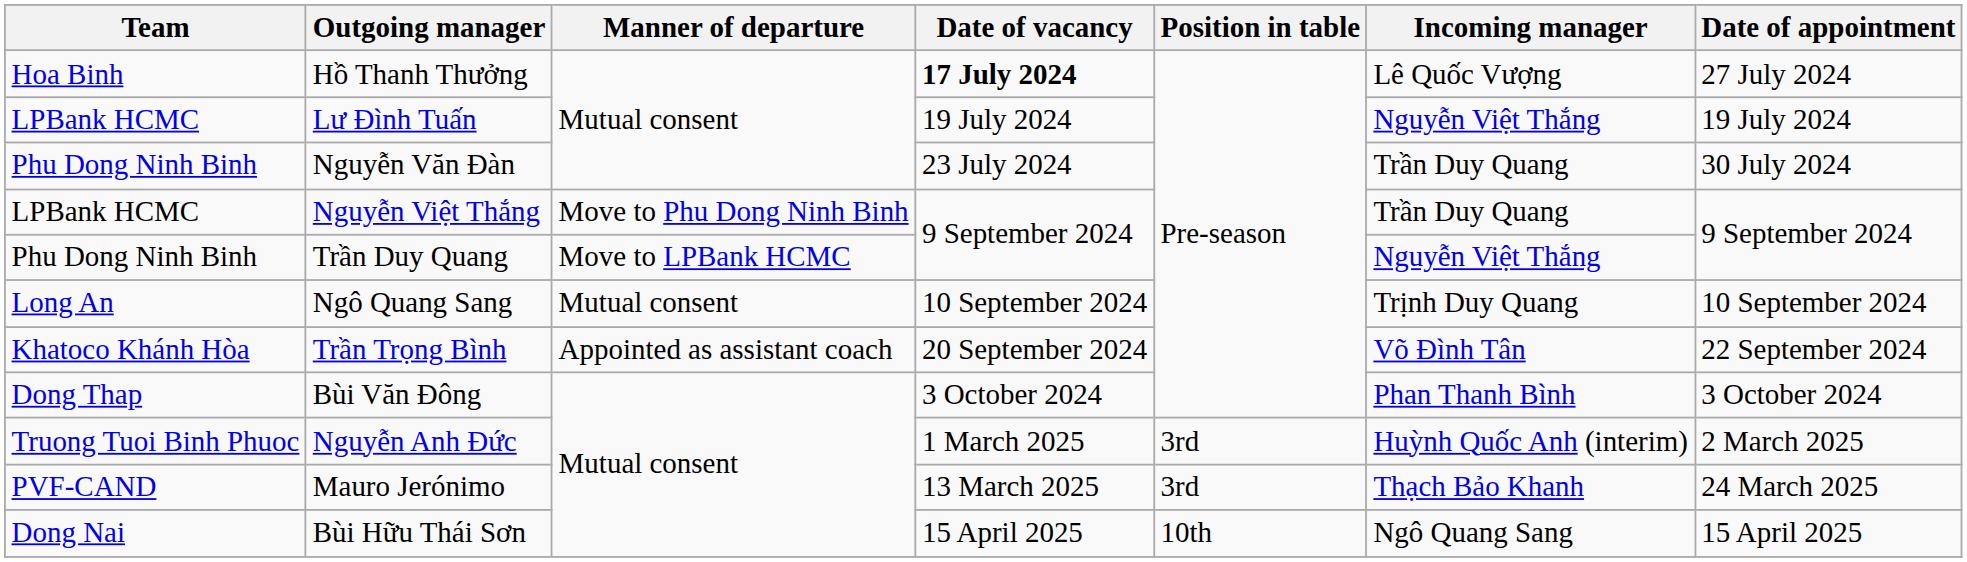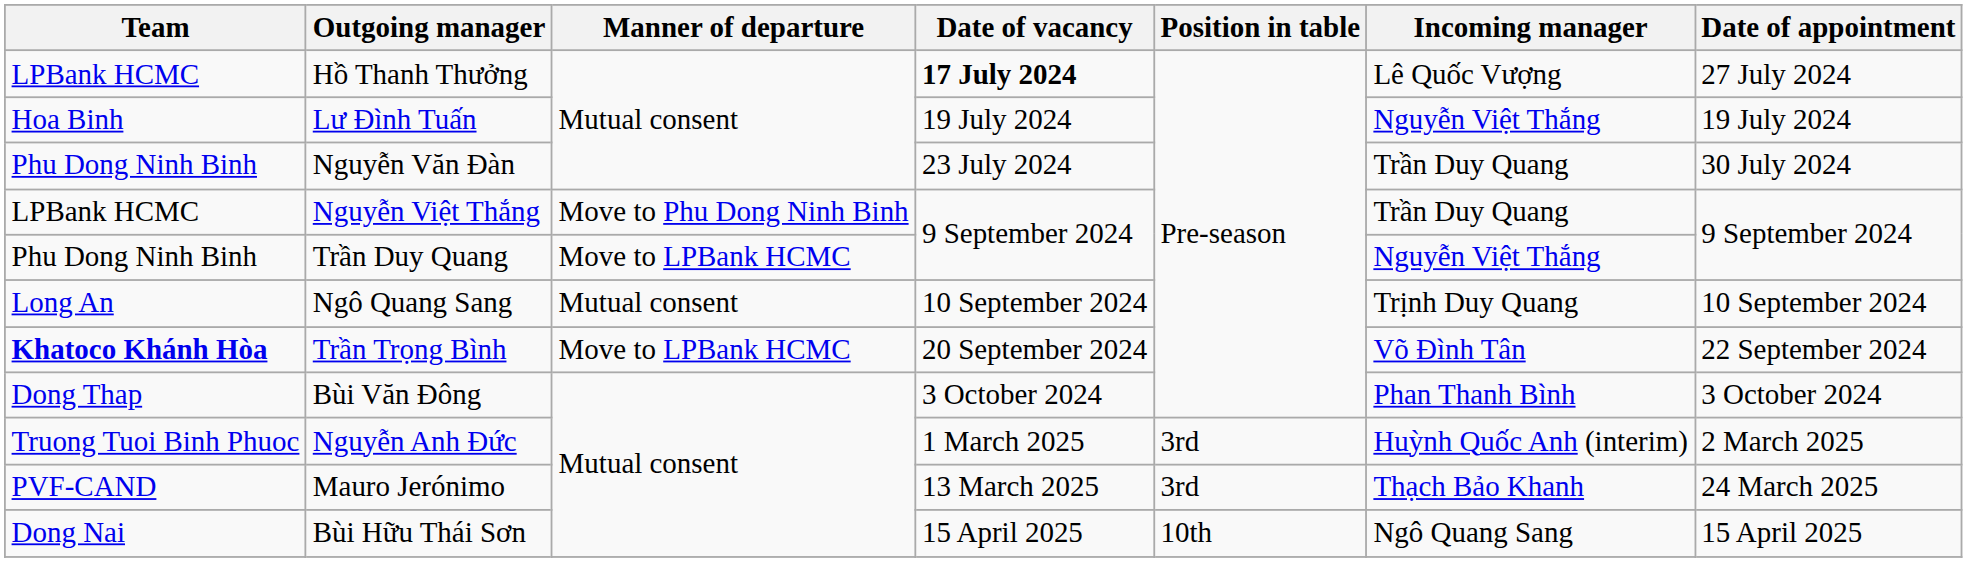(67, 73) Hoa Binh -> (105, 73) LPBank HCMC
(105, 119) LPBank HCMC -> (67, 119) Hoa Binh
(131, 348) normal -> (140, 348) bold
(726, 348) Appointed as assistant coach -> (705, 348) Move to LPBank HCMC
